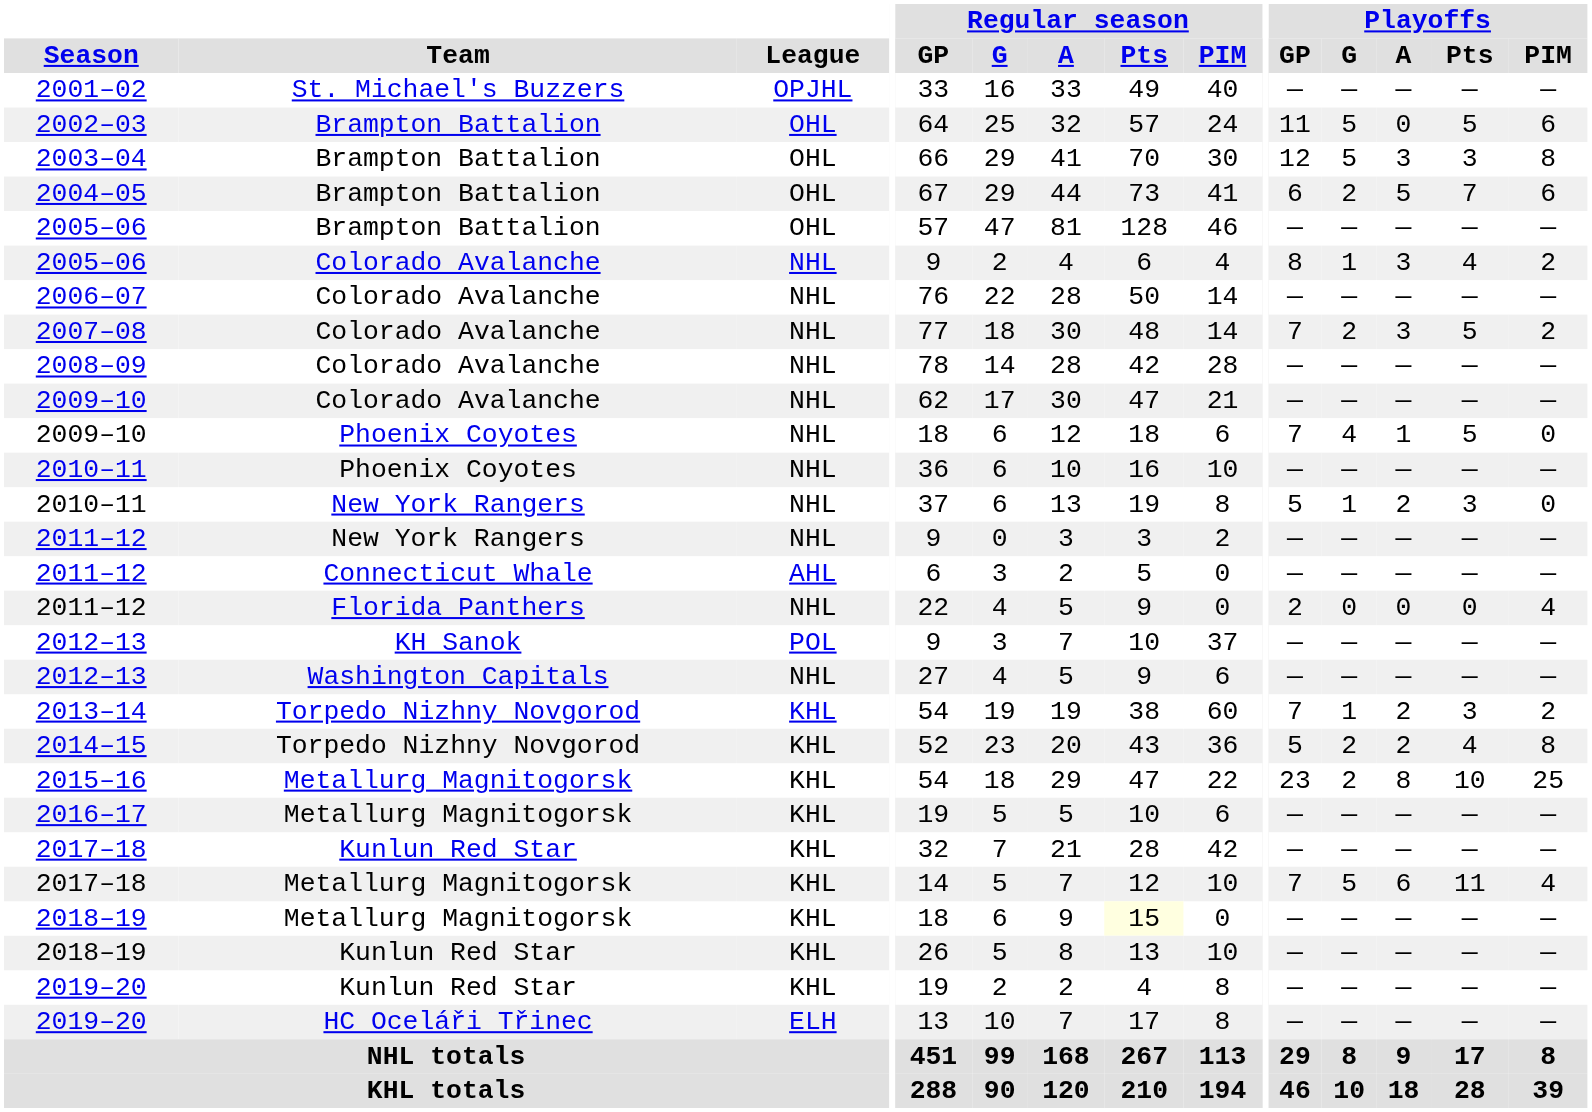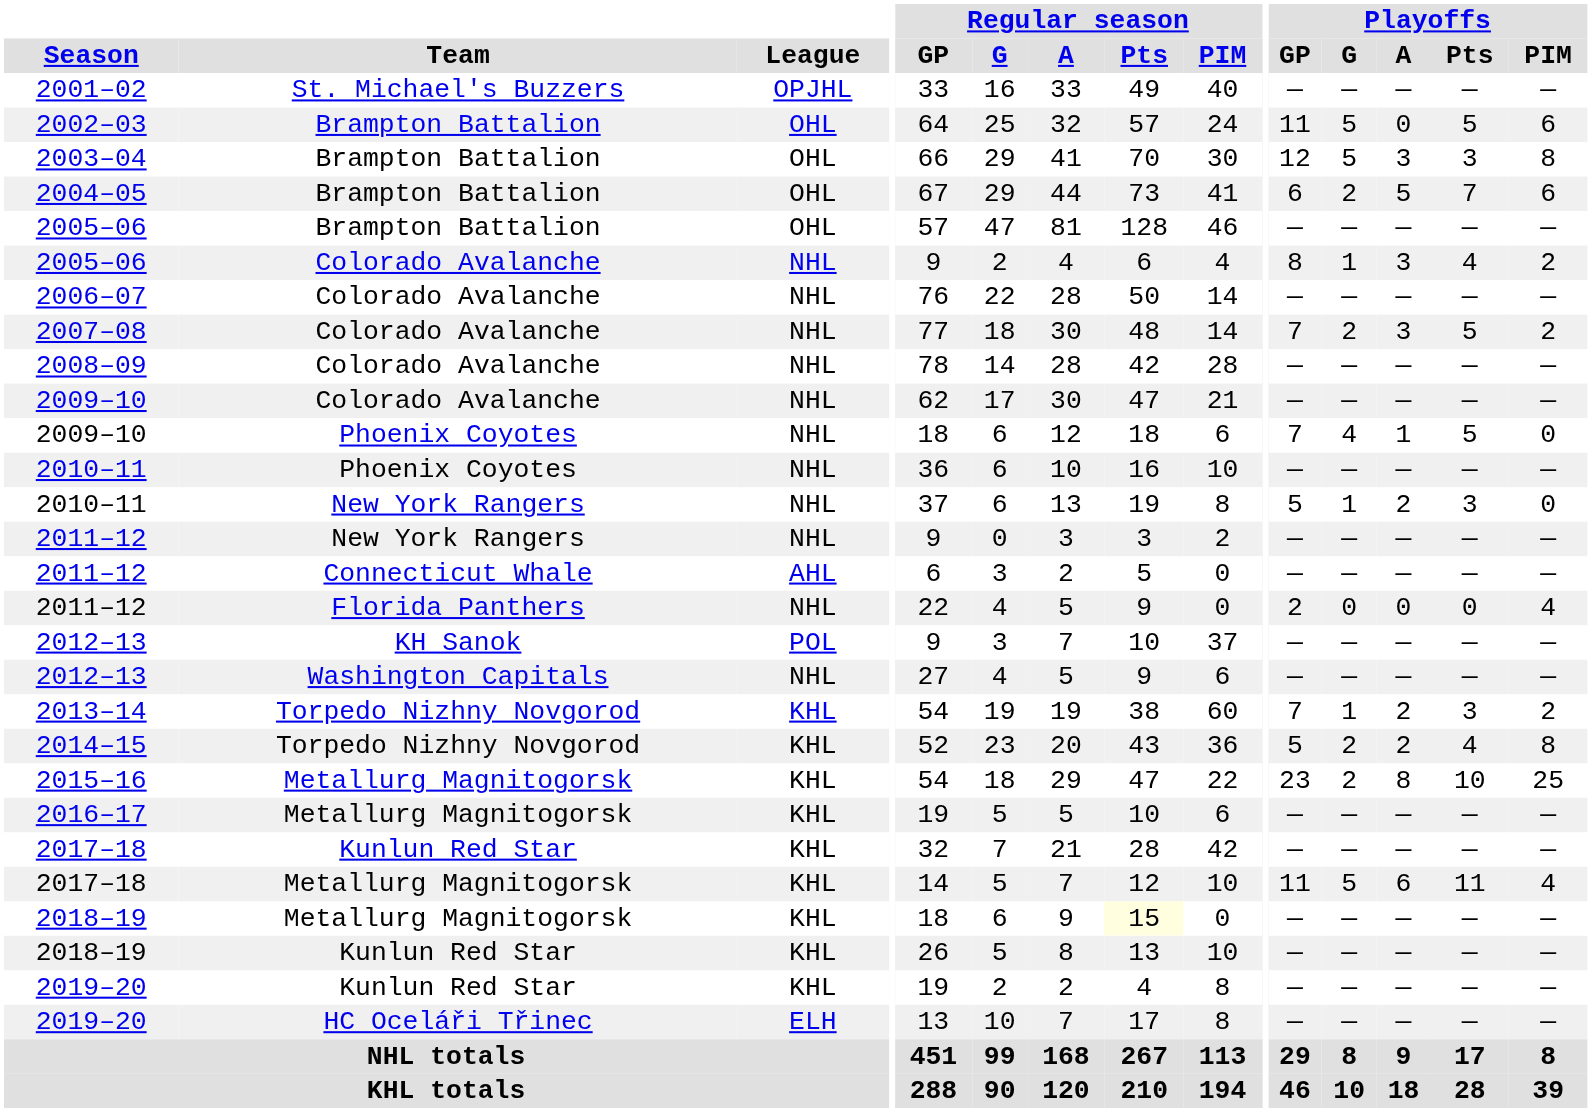(1295, 884) 7 -> (1295, 884) 11
